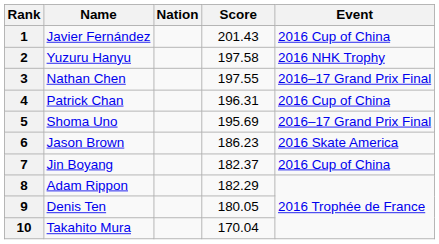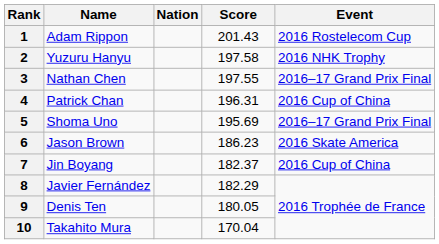(98, 36) Javier Fernández -> (87, 36) Adam Rippon
(334, 36) 2016 Cup of China -> (345, 36) 2016 Rostelecom Cup
(87, 185) Adam Rippon -> (98, 185) Javier Fernández
